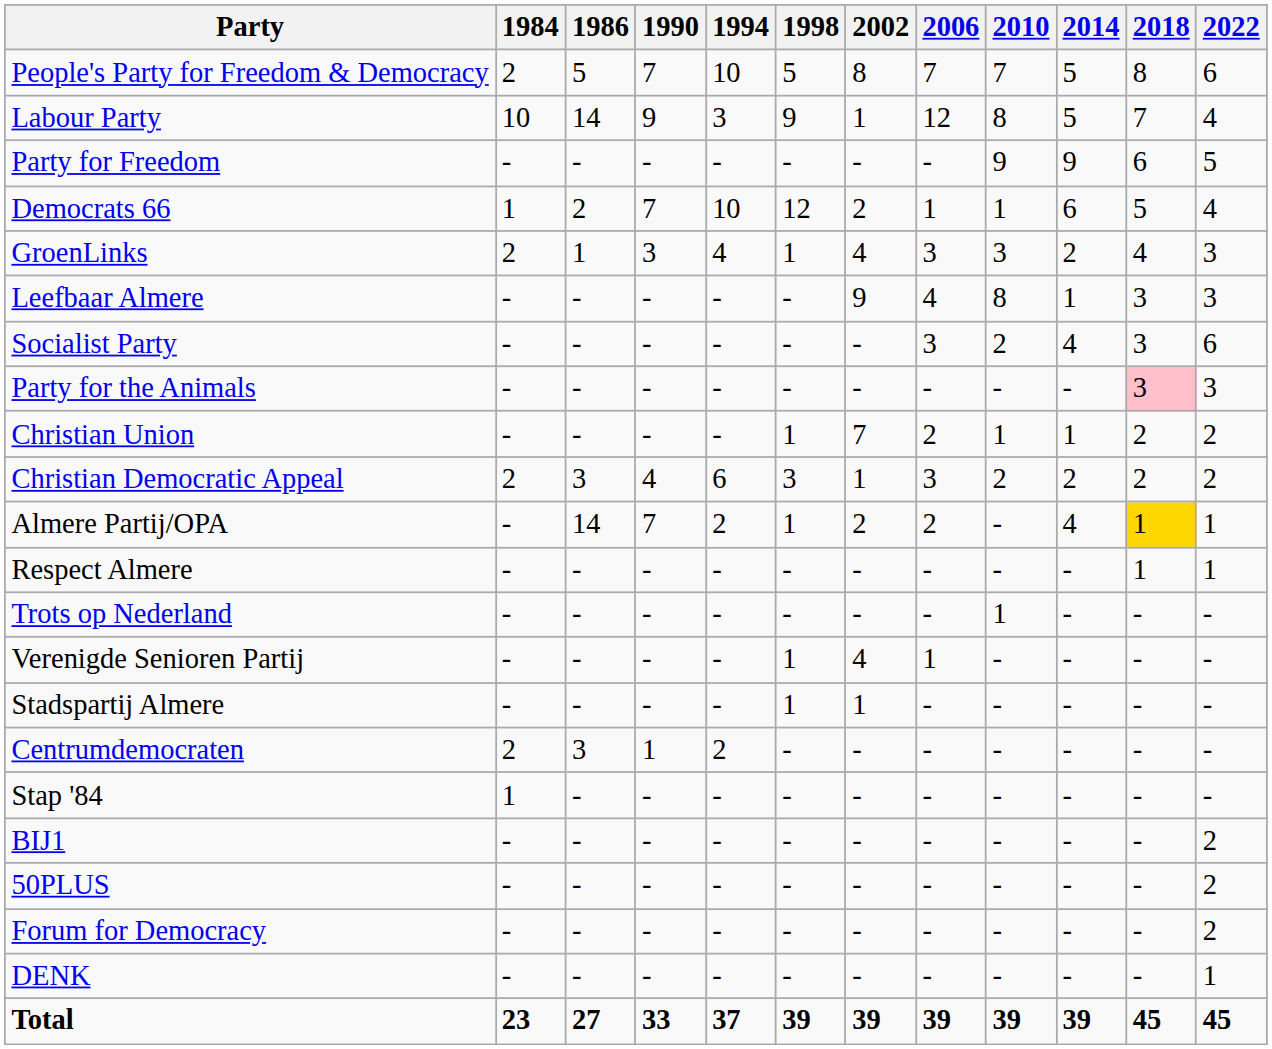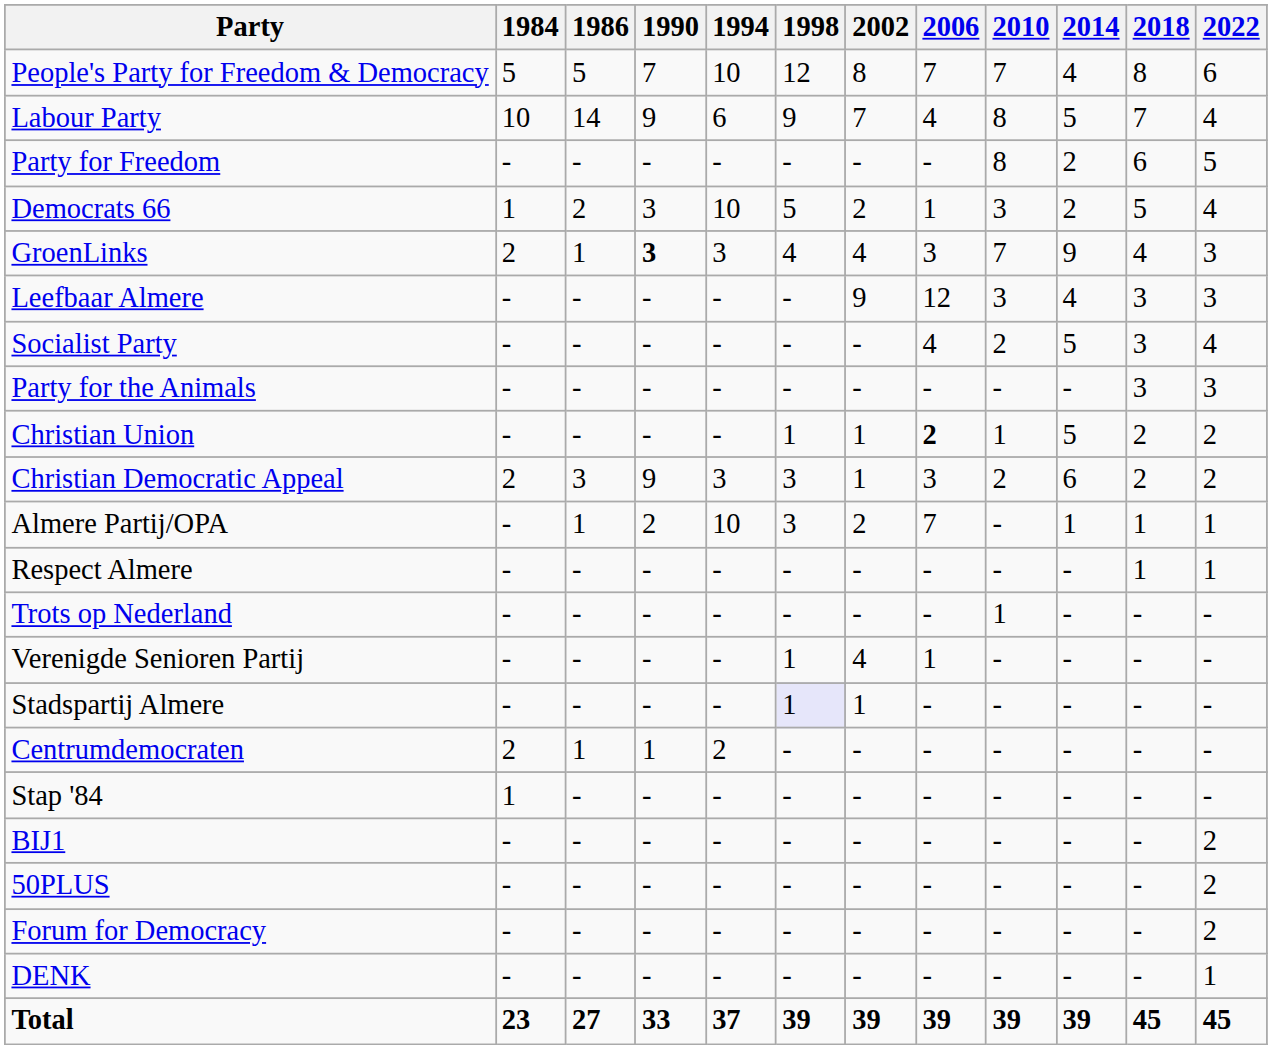(509, 72) 2 -> (509, 72) 5
(789, 72) 5 -> (796, 72) 12
(1070, 72) 5 -> (1070, 72) 4
(719, 117) 3 -> (719, 117) 6
(859, 117) 1 -> (859, 117) 7
(937, 117) 12 -> (930, 117) 4
(1000, 162) 9 -> (1000, 162) 8
(1070, 162) 9 -> (1070, 162) 2
(649, 207) 7 -> (649, 207) 3
(796, 207) 12 -> (789, 207) 5
(1000, 207) 1 -> (1000, 207) 3
(1070, 207) 6 -> (1070, 207) 2
(649, 252) normal -> (649, 252) bold
(719, 252) 4 -> (719, 252) 3
(789, 252) 1 -> (789, 252) 4
(1000, 252) 3 -> (1000, 252) 7
(1070, 252) 2 -> (1070, 252) 9
(930, 298) 4 -> (937, 298) 12
(1000, 298) 8 -> (1000, 298) 3
(1070, 298) 1 -> (1070, 298) 4
(930, 343) 3 -> (930, 343) 4
(1070, 343) 4 -> (1070, 343) 5
(1210, 343) 6 -> (1210, 343) 4
(1140, 388) pink background -> (1140, 388) no background
(859, 433) 7 -> (859, 433) 1
(930, 433) normal -> (930, 433) bold
(1070, 433) 1 -> (1070, 433) 5
(649, 478) 4 -> (649, 478) 9
(719, 478) 6 -> (719, 478) 3
(1070, 478) 2 -> (1070, 478) 6
(586, 523) 14 -> (579, 523) 1
(649, 523) 7 -> (649, 523) 2
(719, 523) 2 -> (726, 523) 10
(789, 523) 1 -> (789, 523) 3
(930, 523) 2 -> (930, 523) 7
(1070, 523) 4 -> (1070, 523) 1
(1140, 523) gold background -> (1140, 523) no background
(789, 704) no background -> (789, 704) lavender background
(579, 749) 3 -> (579, 749) 1
